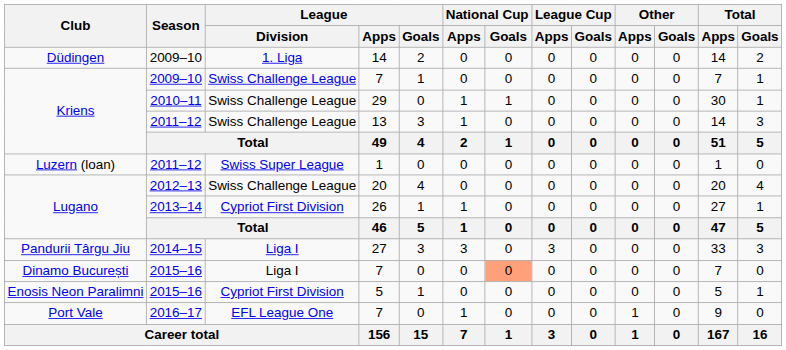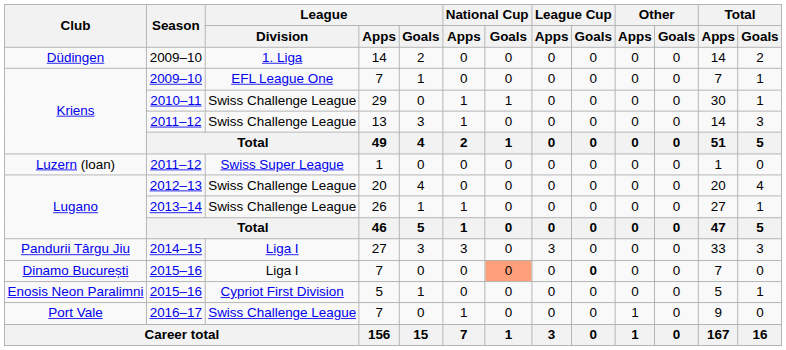(282, 79) Swiss Challenge League -> (282, 79) EFL League One
(282, 206) Cypriot First Division -> (282, 206) Swiss Challenge League
(593, 270) normal -> (593, 270) bold
(282, 313) EFL League One -> (282, 313) Swiss Challenge League
